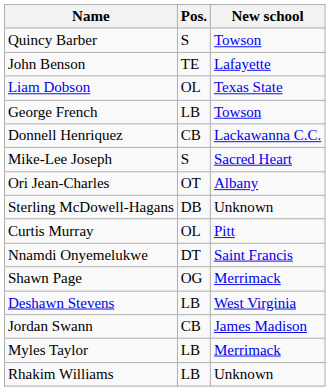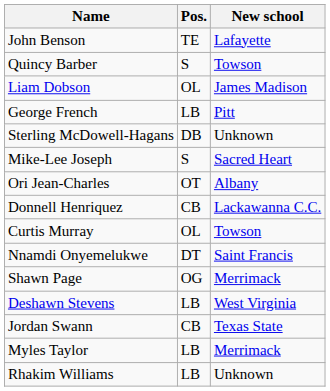rows swapped: (52, 40) <-> (47, 64)
(248, 87) Texas State -> (261, 87) James Madison
(238, 111) Towson -> (224, 111) Pitt
rows swapped: (65, 135) <-> (91, 207)
(224, 231) Pitt -> (238, 231) Towson
(261, 326) James Madison -> (248, 326) Texas State
